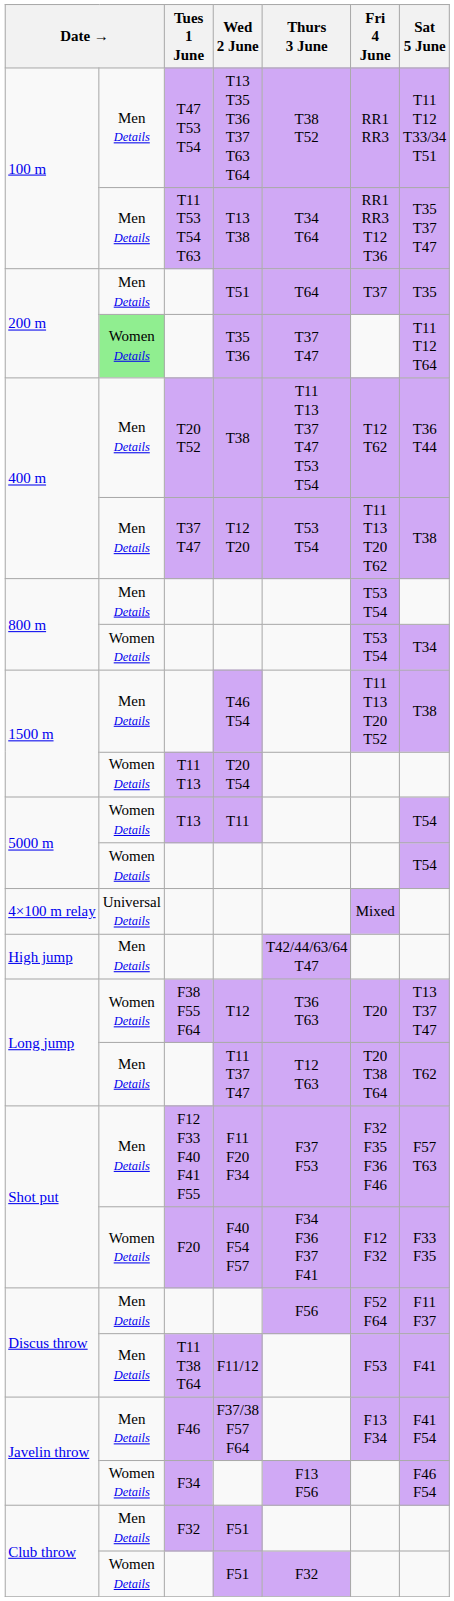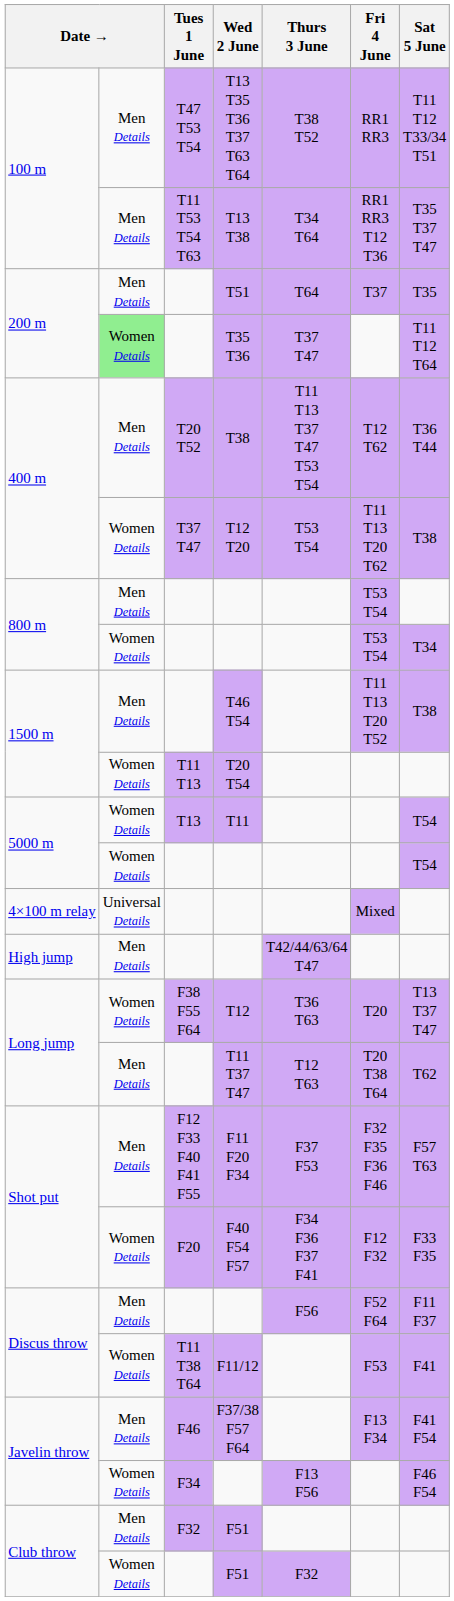(132, 537) Men Details -> (132, 537) Women Details
(132, 1365) Men Details -> (132, 1365) Women Details
